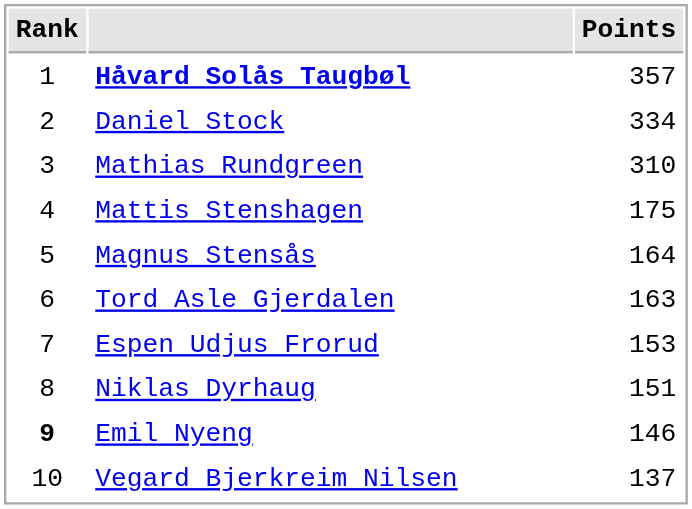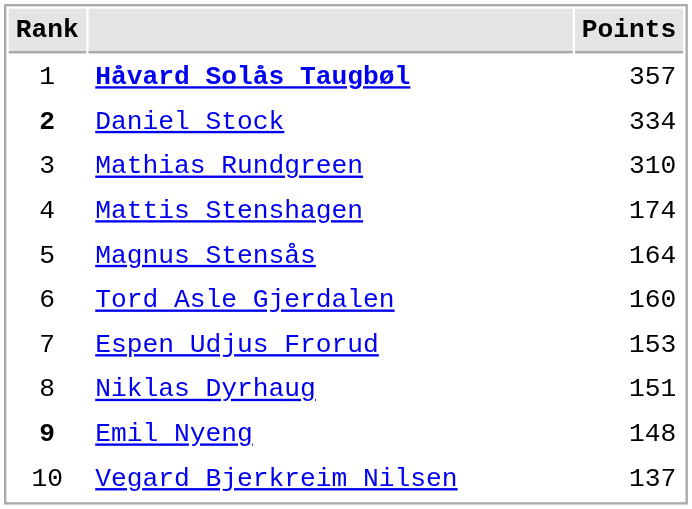(47, 121) normal -> (47, 122) bold
(653, 211) 175 -> (653, 211) 174
(653, 300) 163 -> (653, 300) 160
(653, 434) 146 -> (653, 434) 148
